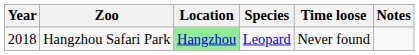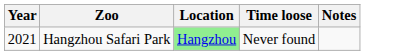- column: (267, 15)
(22, 38) 2018 -> (22, 38) 2021
